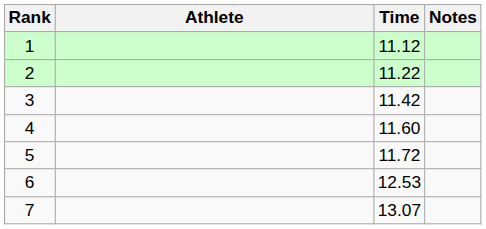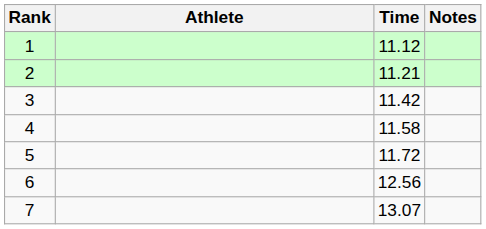(399, 73) 11.22 -> (399, 73) 11.21
(399, 127) 11.60 -> (399, 127) 11.58
(399, 182) 12.53 -> (399, 182) 12.56
